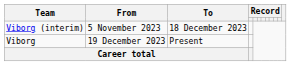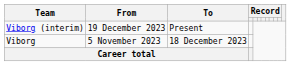(124, 28) 5 November 2023 -> (127, 28) 19 December 2023
(208, 28) 18 December 2023 -> (186, 28) Present
(127, 41) 19 December 2023 -> (124, 41) 5 November 2023
(186, 41) Present -> (208, 41) 18 December 2023
